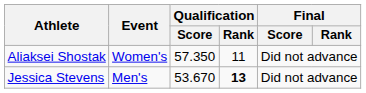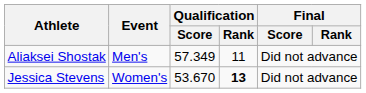(140, 57) Women's -> (130, 57) Men's
(195, 57) 57.350 -> (195, 57) 57.349
(130, 78) Men's -> (140, 78) Women's
